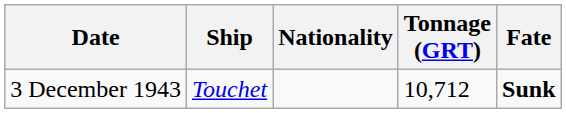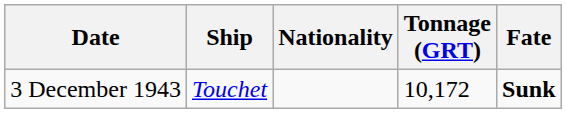(437, 88) 10,712 -> (437, 88) 10,172
